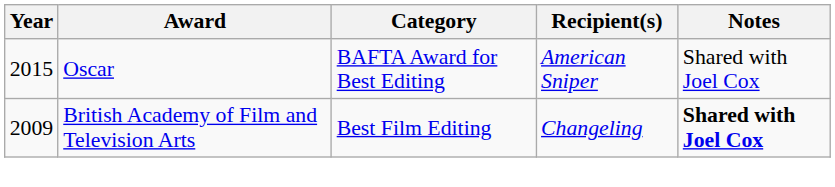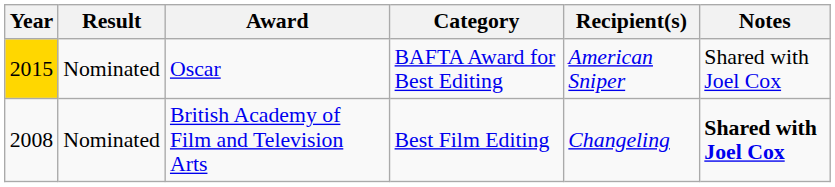+ column: (112, 21)
(31, 68) no background -> (31, 68) gold background
(31, 127) 2009 -> (31, 139) 2008
